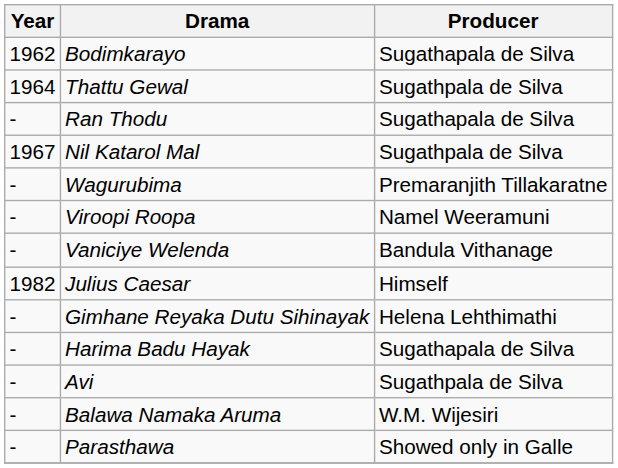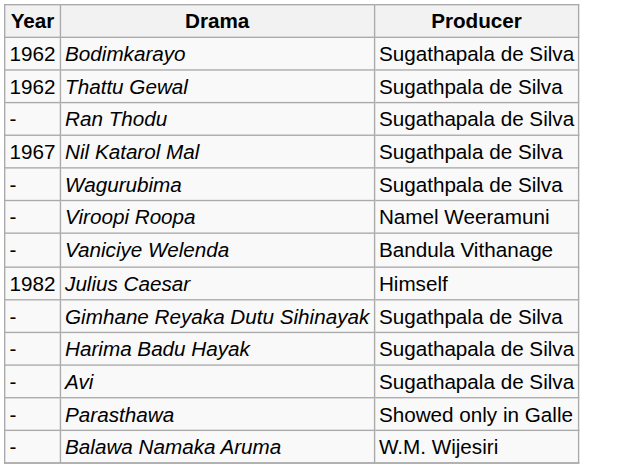(32, 87) 1964 -> (32, 87) 1962
(493, 185) Premaranjith Tillakaratne -> (471, 185) Sugathpala de Silva
(468, 316) Helena Lehthimathi -> (471, 316) Sugathpala de Silva
(471, 381) Sugathpala de Silva -> (477, 381) Sugathapala de Silva
rows swapped: (120, 447) <-> (173, 414)
